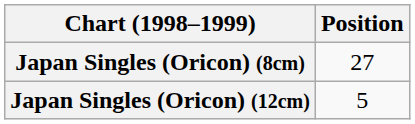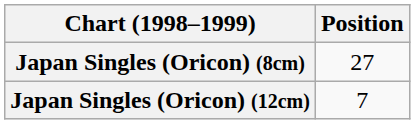(362, 99) 5 -> (362, 99) 7
